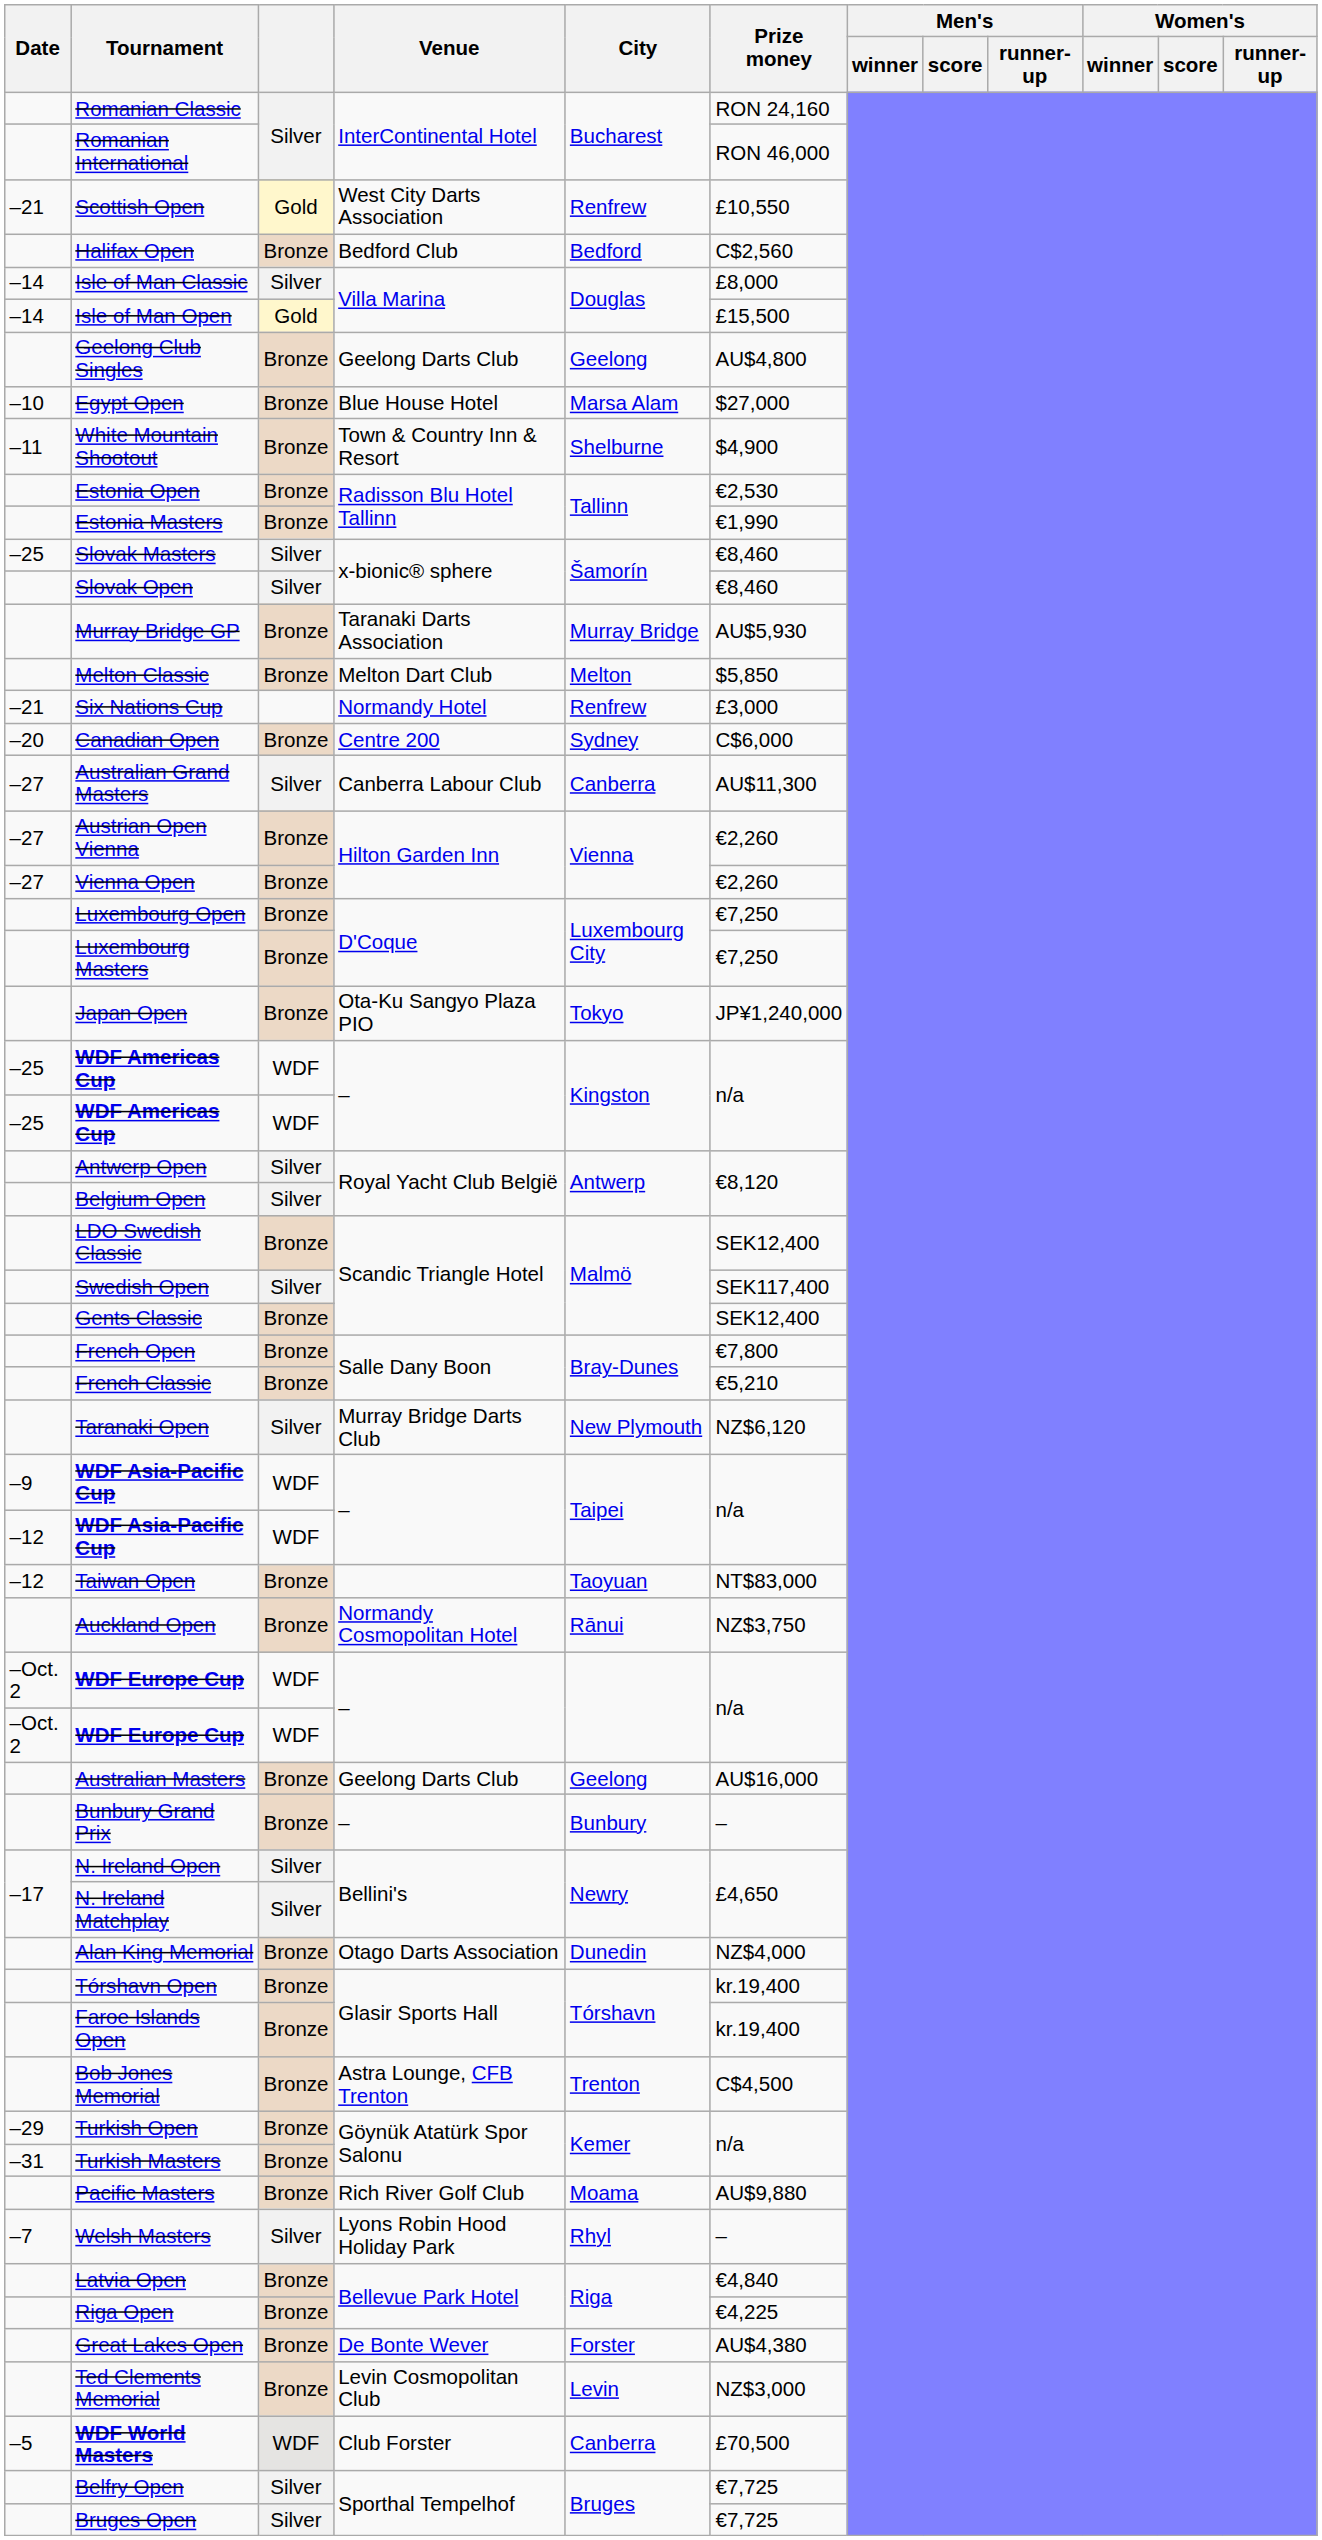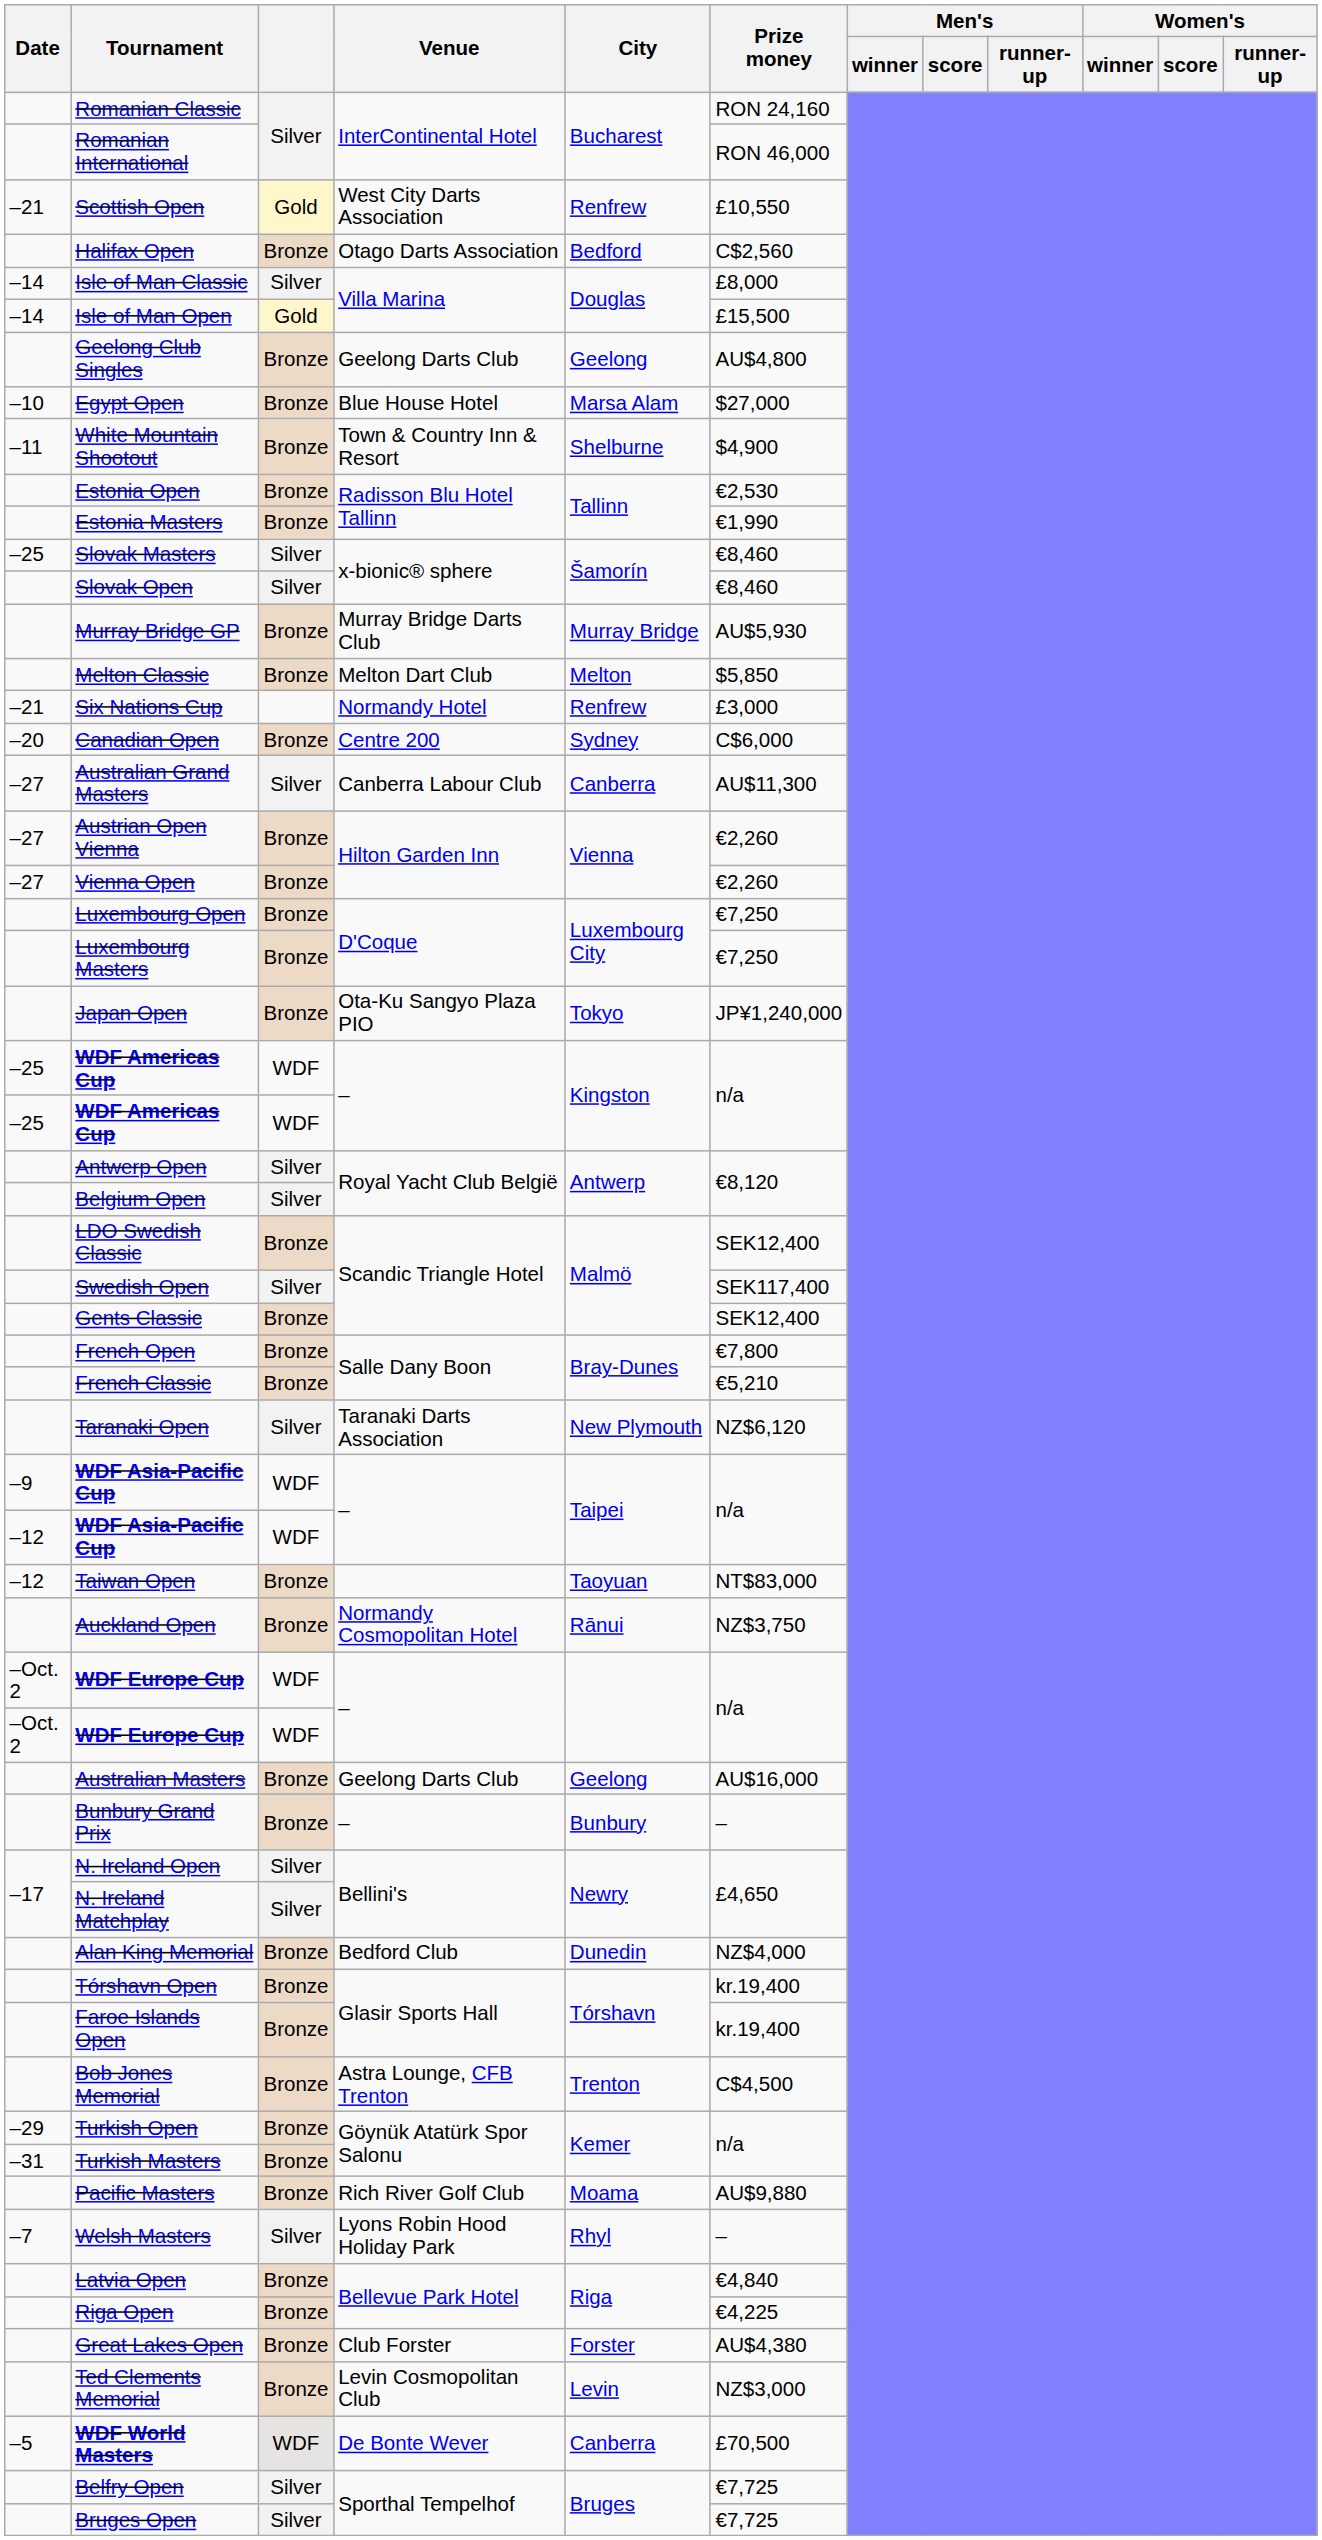(398, 250) Bedford Club -> (448, 250) Otago Darts Association
(404, 631) Taranaki Darts Association -> (430, 631) Murray Bridge Darts Club
(430, 1427) Murray Bridge Darts Club -> (404, 1427) Taranaki Darts Association
(448, 1953) Otago Darts Association -> (398, 1953) Bedford Club
(413, 2345) De Bonte Wever -> (395, 2345) Club Forster
(395, 2443) Club Forster -> (413, 2443) De Bonte Wever
